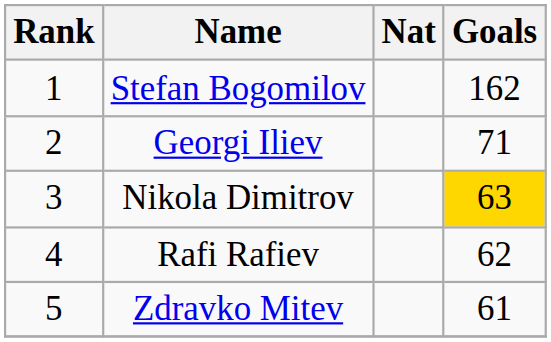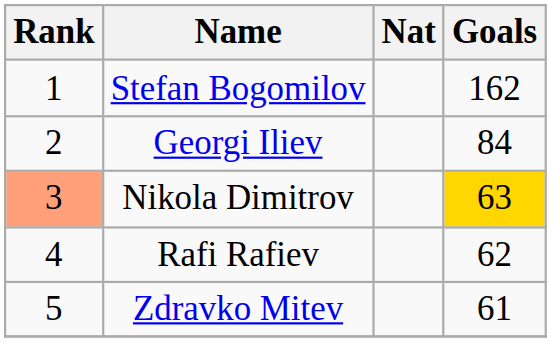(495, 142) 71 -> (495, 142) 84
(54, 198) no background -> (54, 198) lightsalmon background
